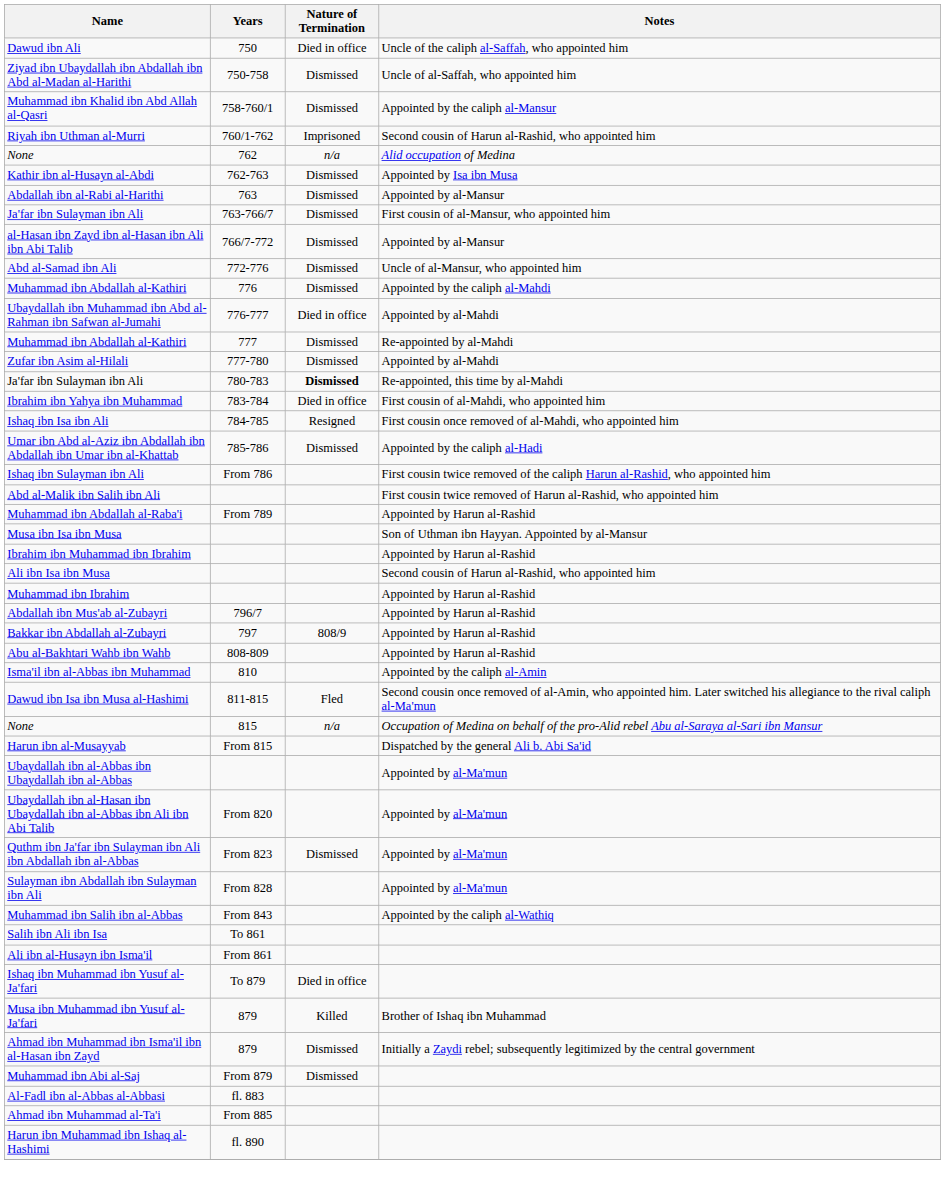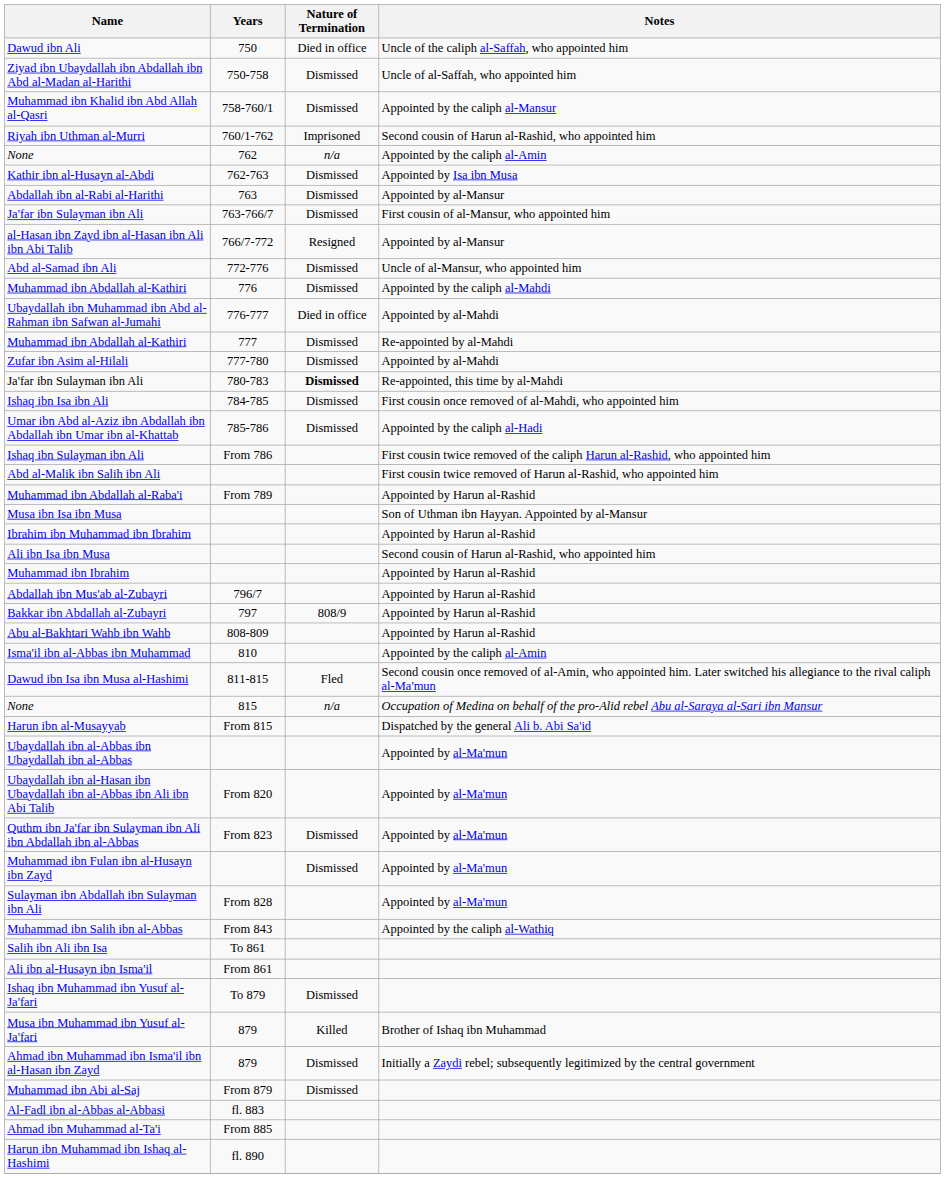(448, 155) Alid occupation of Medina -> (464, 155) Appointed by the caliph al-Amin
(332, 241) Dismissed -> (332, 241) Resigned
- row: (95, 401)
(332, 421) Resigned -> (332, 401) Dismissed
+ row: (99, 868)
(332, 981) Died in office -> (332, 995) Dismissed
